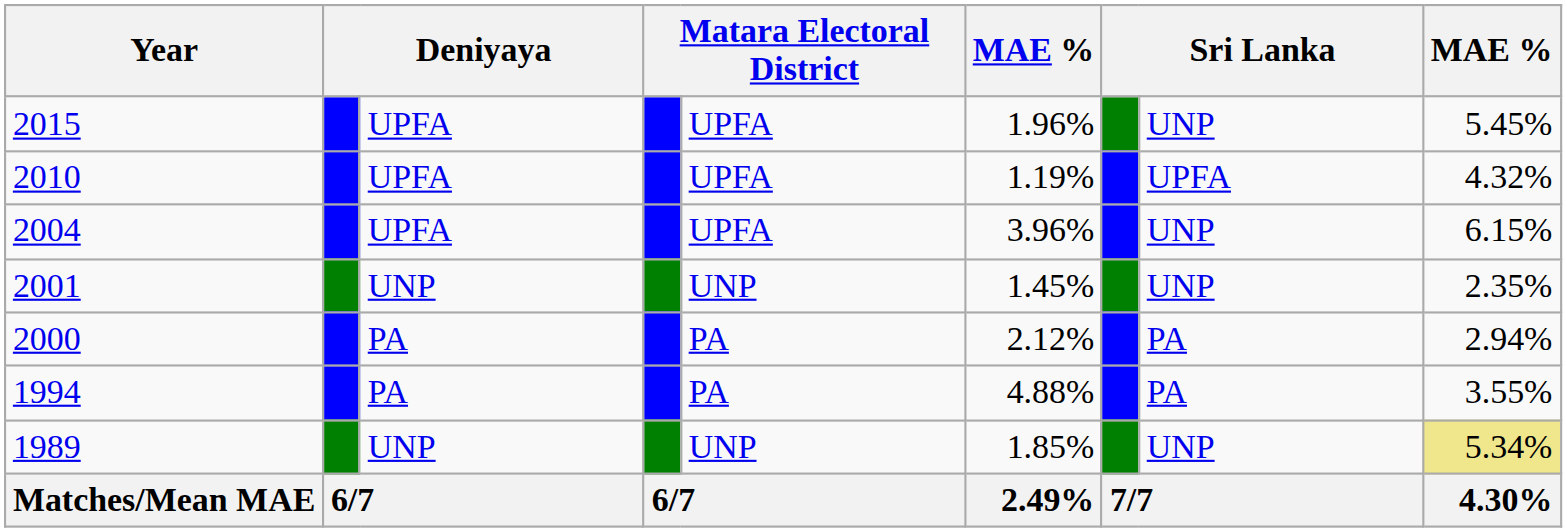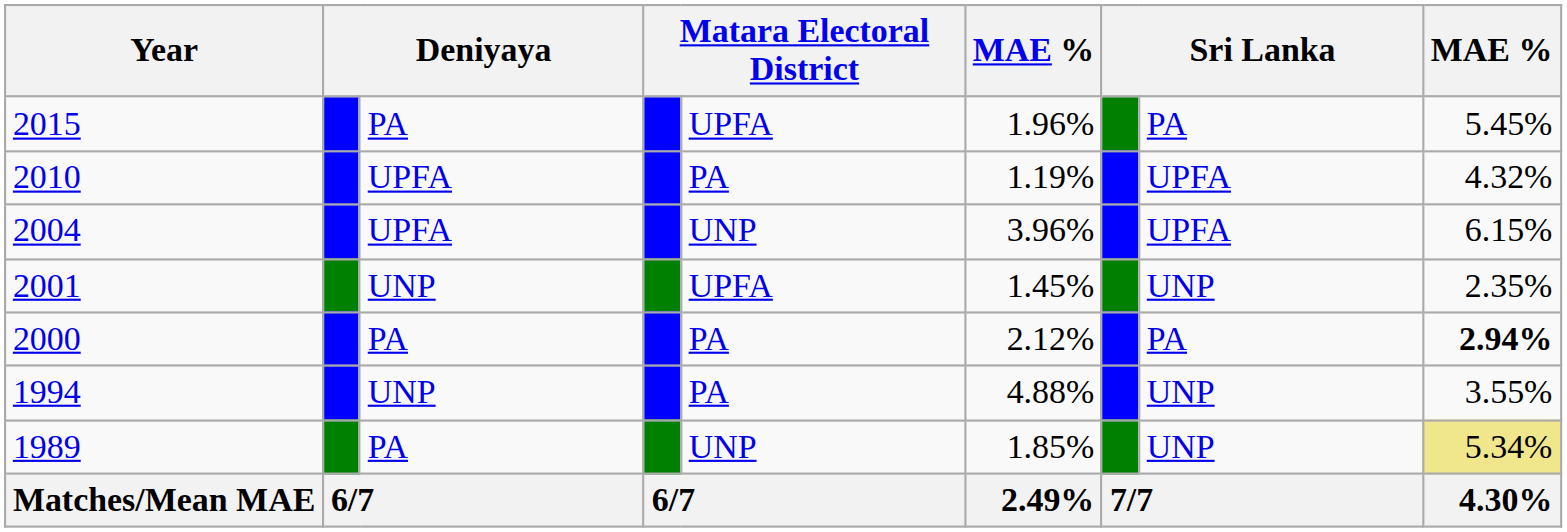(410, 123) UPFA -> (388, 123) PA
(1181, 123) UNP -> (1167, 123) PA
(731, 177) UPFA -> (709, 177) PA
(731, 230) UPFA -> (723, 230) UNP
(1181, 230) UNP -> (1189, 230) UPFA
(723, 284) UNP -> (731, 284) UPFA
(1509, 338) normal -> (1506, 338) bold
(388, 392) PA -> (402, 392) UNP
(1167, 392) PA -> (1181, 392) UNP
(402, 446) UNP -> (388, 446) PA
